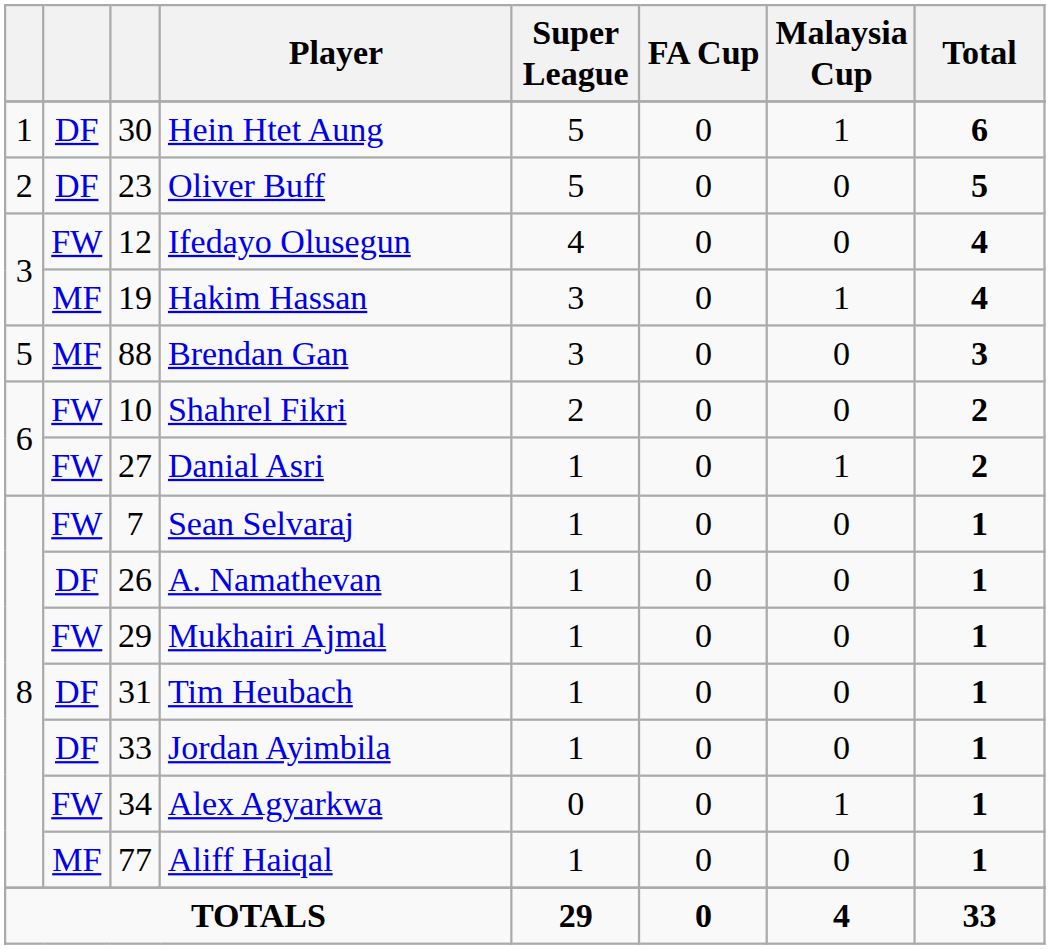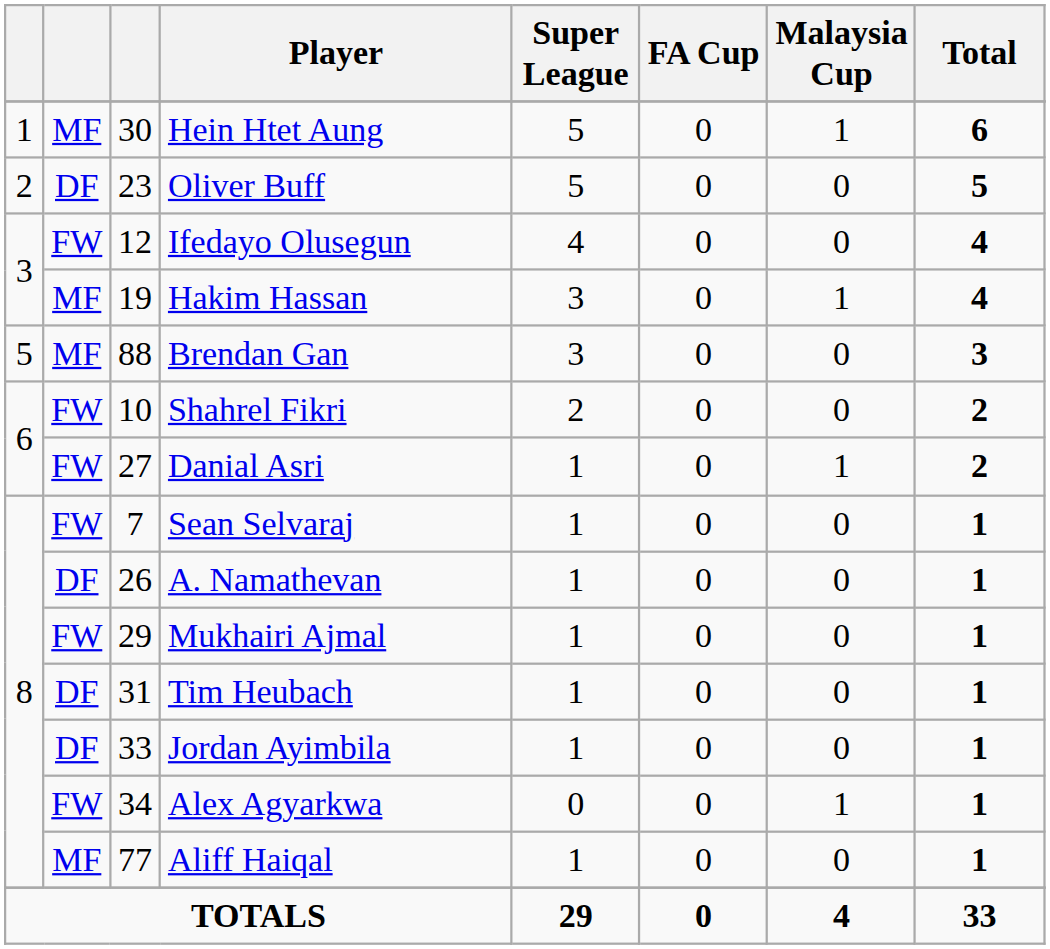(77, 129) DF -> (77, 129) MF
